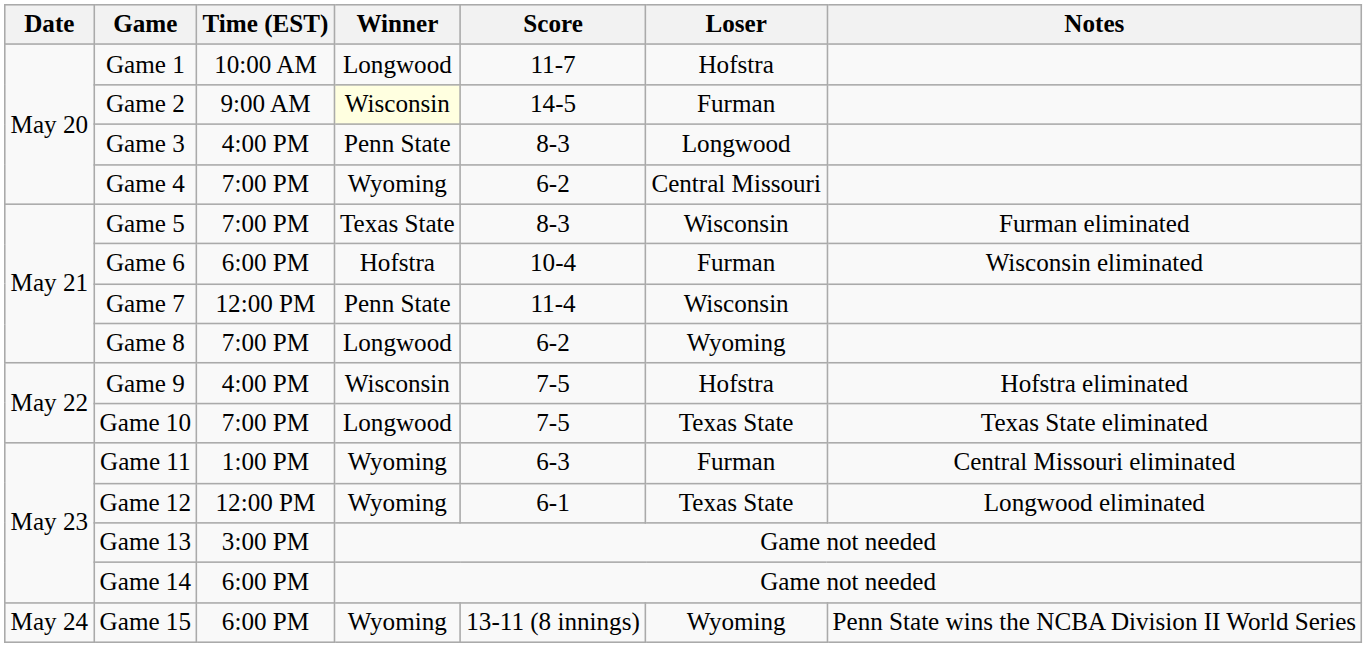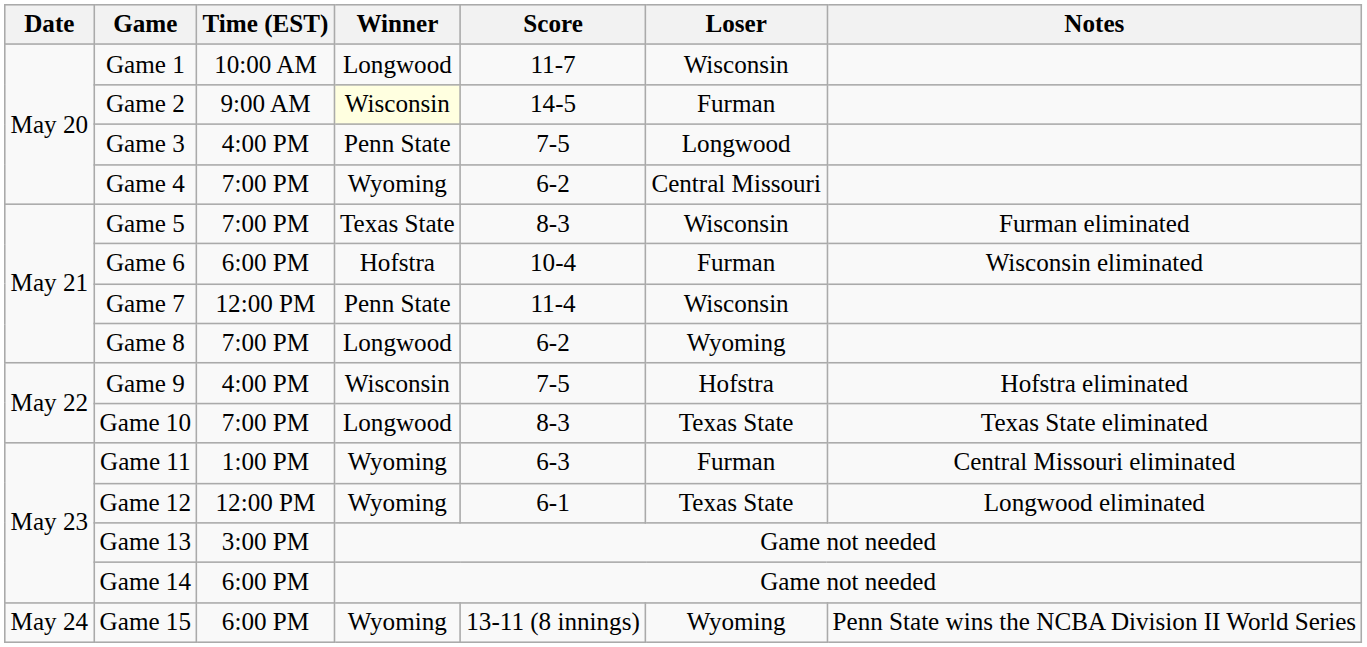(736, 64) Hofstra -> (736, 64) Wisconsin
(553, 143) 8-3 -> (553, 143) 7-5
(553, 422) 7-5 -> (553, 422) 8-3
